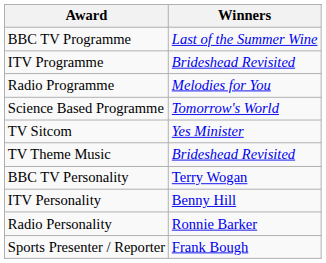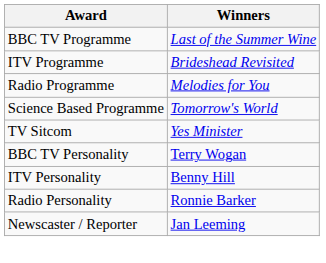- row: (59, 154)
+ row: (72, 223)
- row: (86, 246)
